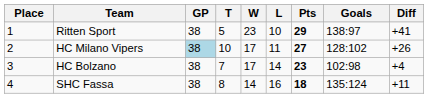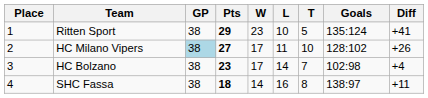columns swapped: (308, 13) <-> (228, 13)
(343, 31) 138:97 -> (347, 31) 135:124
(347, 84) 135:124 -> (343, 84) 138:97
